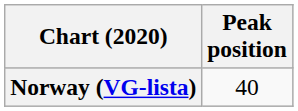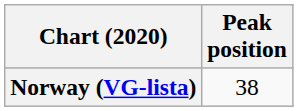(247, 86) 40 -> (247, 86) 38
